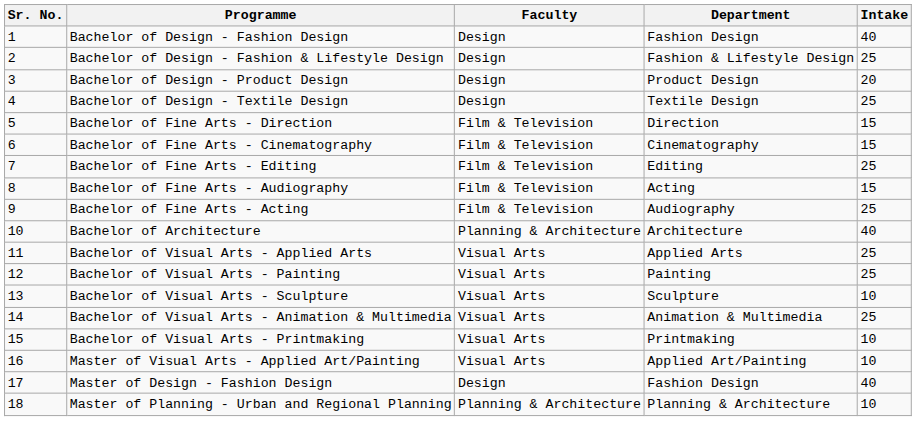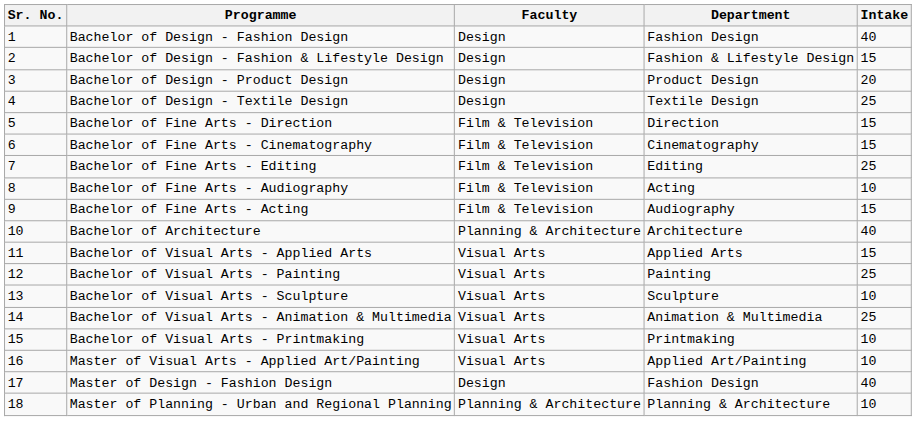(868, 59) 25 -> (868, 59) 15
(868, 188) 15 -> (868, 188) 10
(868, 210) 25 -> (868, 210) 15
(868, 253) 25 -> (868, 253) 15
